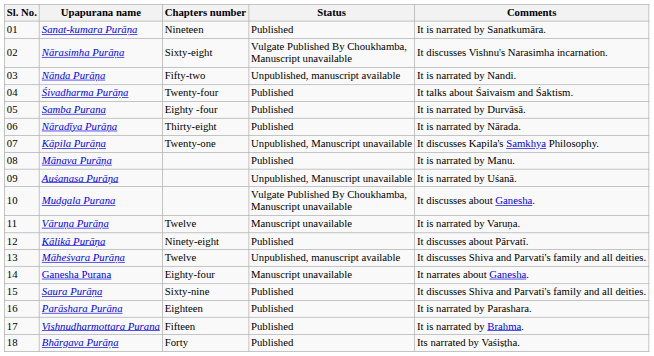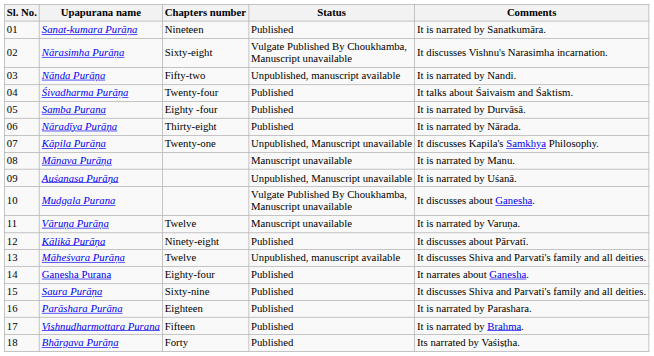(272, 161) Published -> (302, 161) Manuscript unavailable
(302, 275) Manuscript unavailable -> (272, 275) Published
